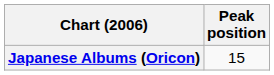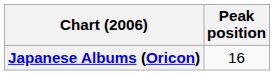(237, 57) 15 -> (237, 57) 16
